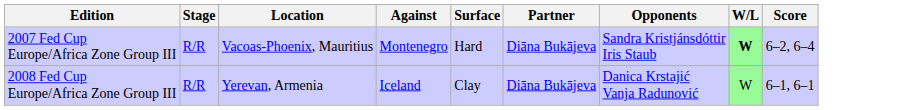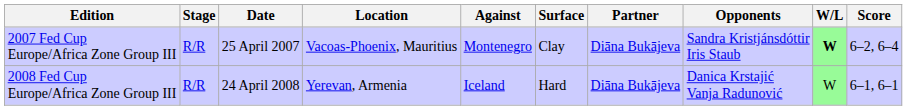+ column: (261, 15)
(468, 46) Hard -> (552, 46) Clay
(468, 84) Clay -> (552, 84) Hard
